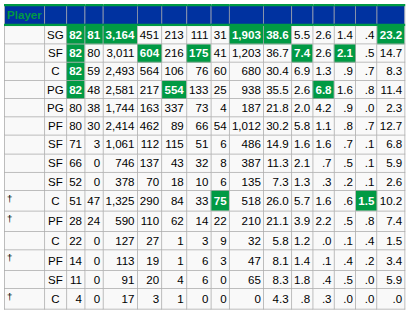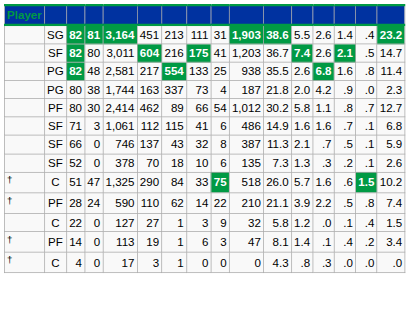- row: (76, 72)
(202, 145) 51 -> (202, 126) 41
- row: (76, 280)
